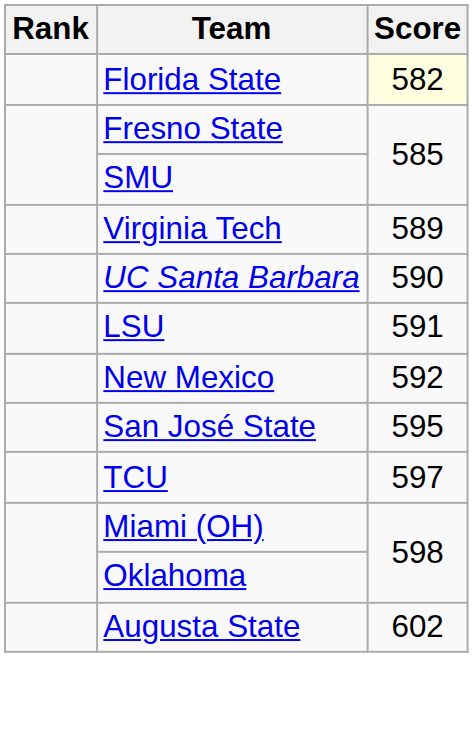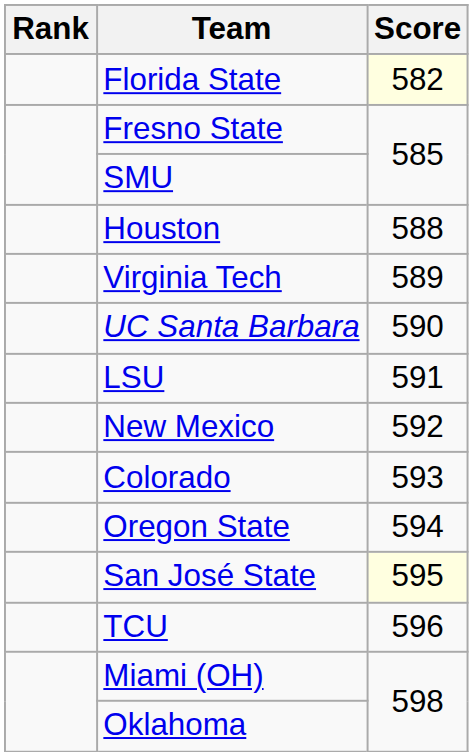+ row: (162, 228)
+ row: (167, 476)
+ row: (197, 526)
(418, 427) no background -> (418, 576) lightyellow background
(418, 476) 597 -> (418, 626) 596
- row: (202, 626)
